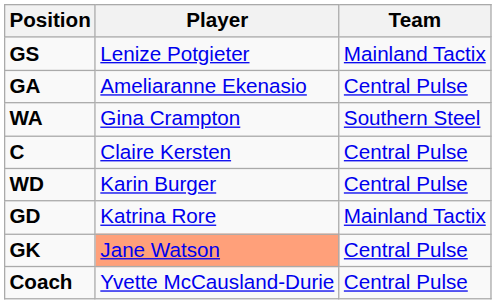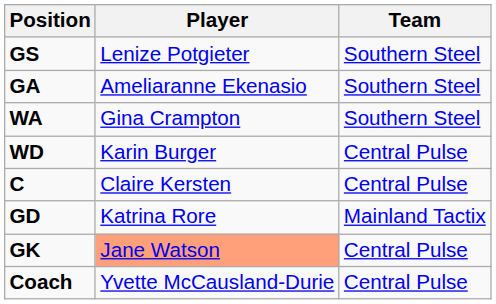(415, 53) Mainland Tactix -> (412, 53) Southern Steel
(406, 86) Central Pulse -> (412, 86) Southern Steel
rows swapped: (17, 151) <-> (27, 184)
